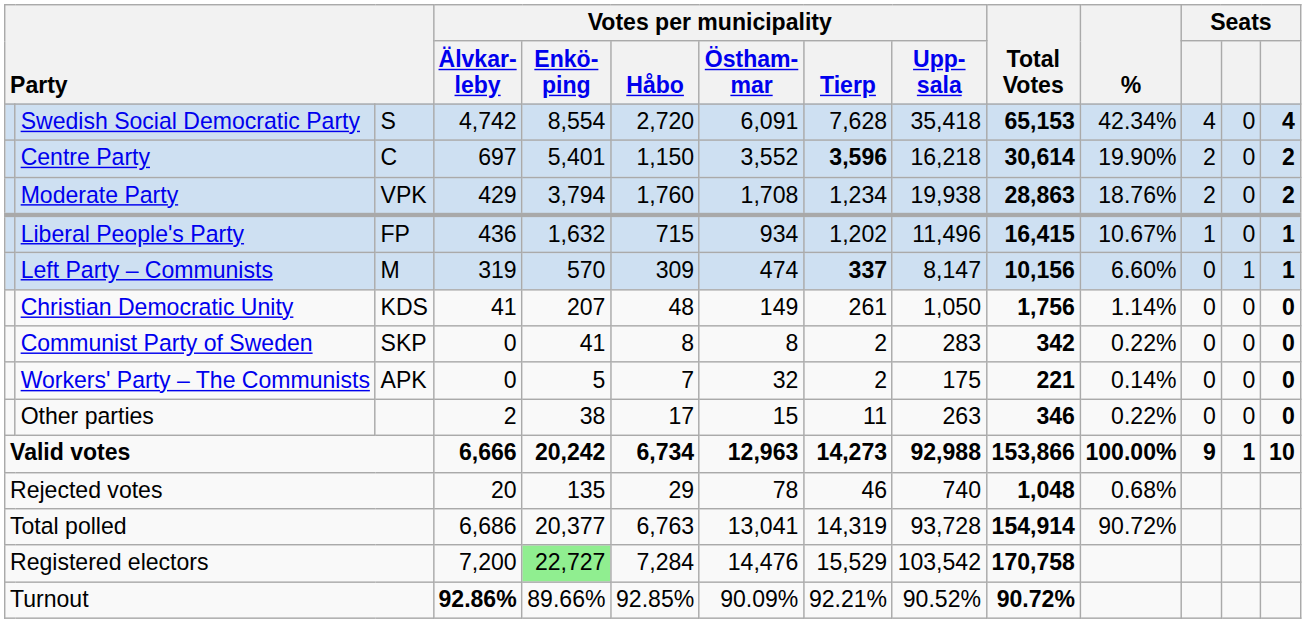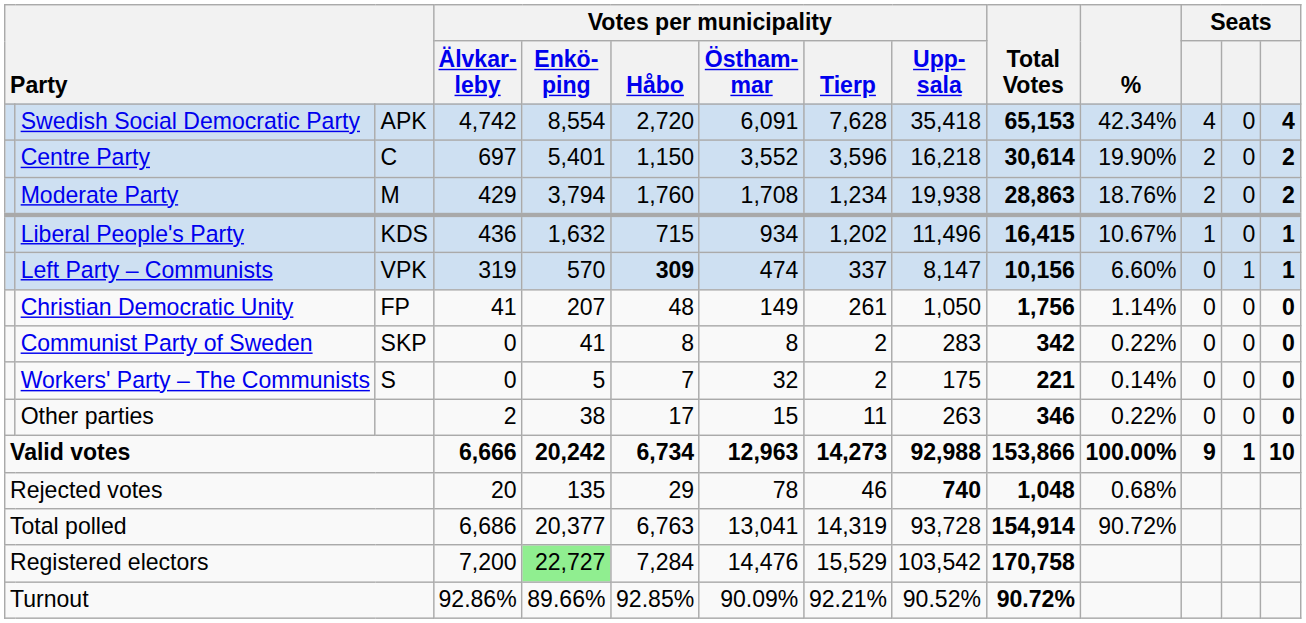(388, 121) S -> (404, 121) APK
(858, 158) bold -> (858, 158) normal
(404, 194) VPK -> (390, 194) M
(395, 234) FP -> (404, 234) KDS
(390, 270) M -> (404, 270) VPK
(675, 270) normal -> (675, 270) bold
(868, 270) bold -> (868, 270) normal
(404, 307) KDS -> (395, 307) FP
(404, 380) APK -> (388, 380) S
(962, 490) normal -> (962, 490) bold
(478, 599) bold -> (478, 599) normal
